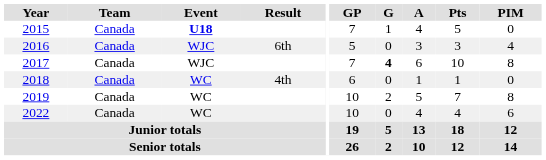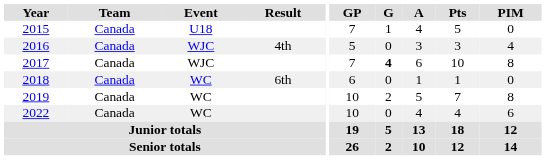(201, 29) bold -> (201, 29) normal
(283, 46) 6th -> (283, 46) 4th
(283, 79) 4th -> (283, 79) 6th
